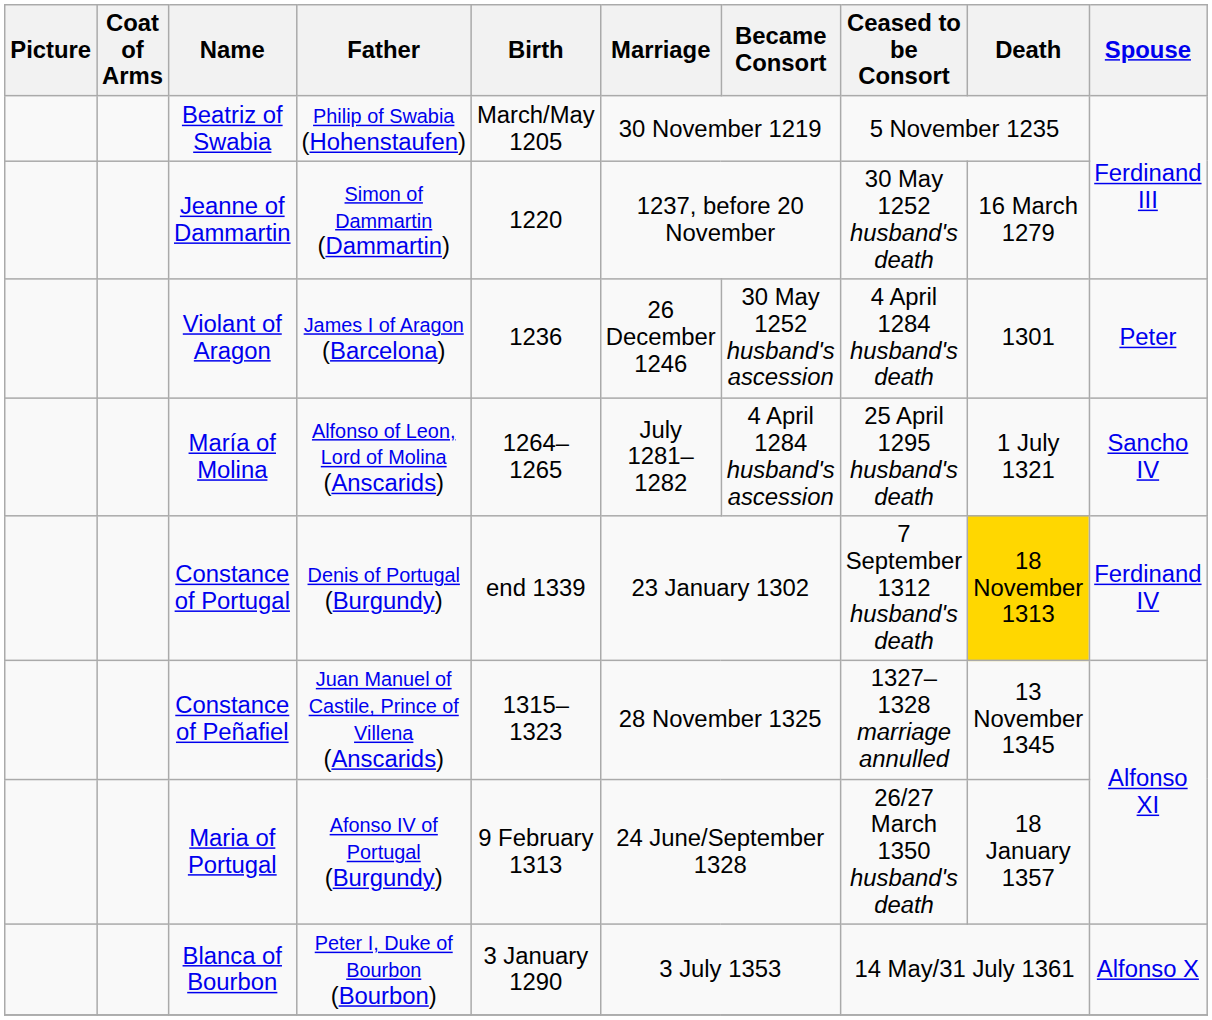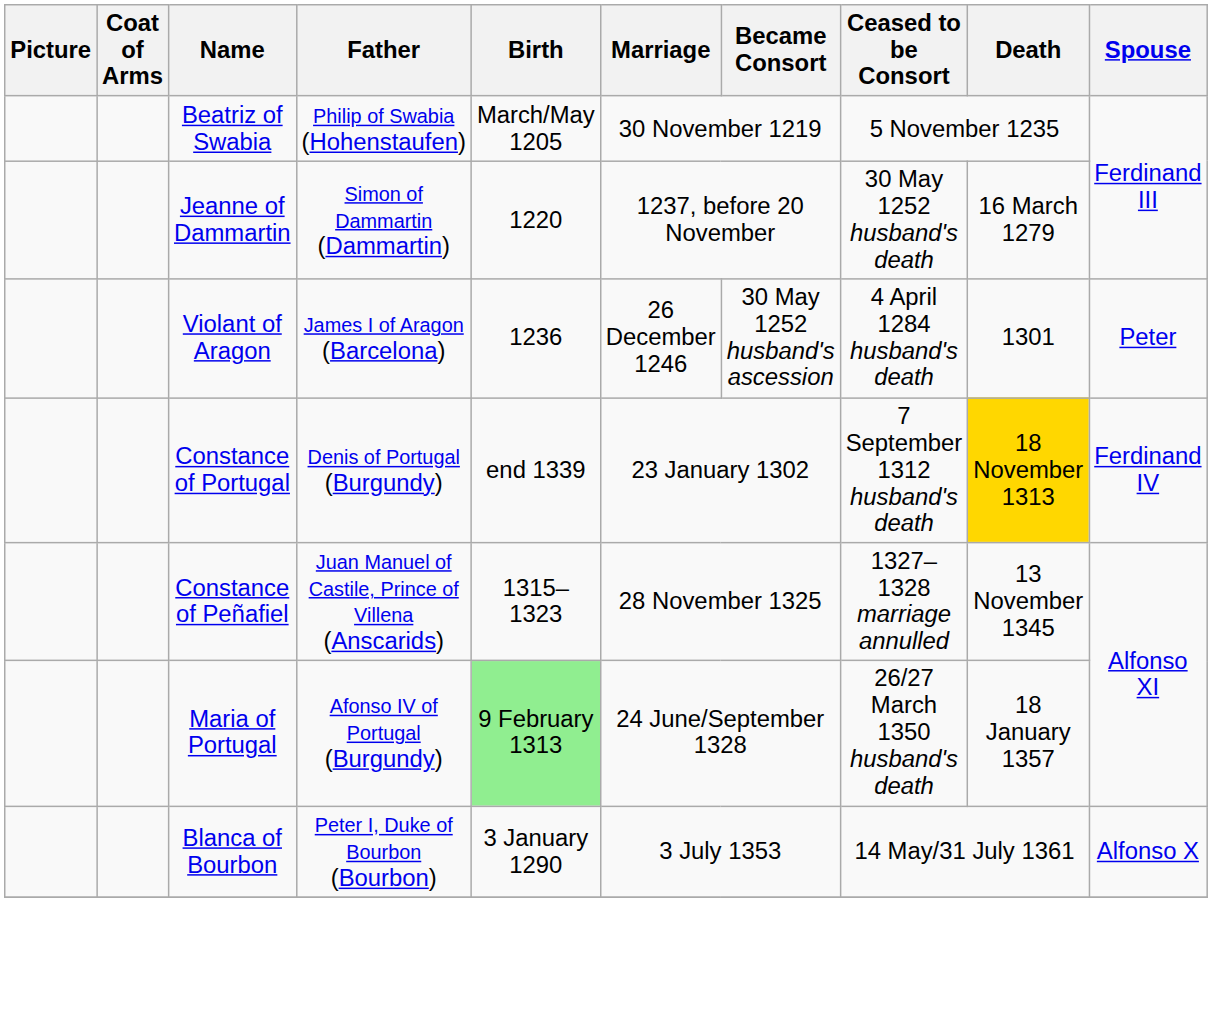- row: (232, 456)
(536, 851) no background -> (536, 733) lightgreen background
